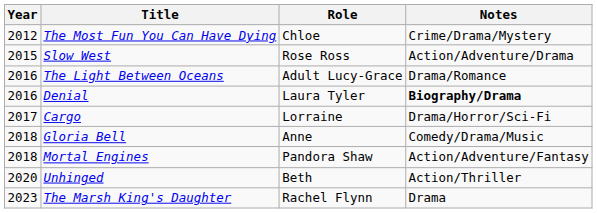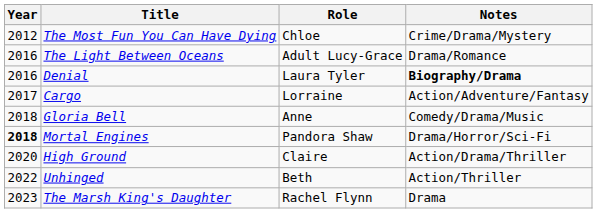- row: (77, 55)
(480, 116) Drama/Horror/Sci-Fi -> (499, 96) Action/Adventure/Fantasy
(22, 157) normal -> (22, 137) bold
(499, 157) Action/Adventure/Fantasy -> (480, 137) Drama/Horror/Sci-Fi
+ row: (85, 157)
(22, 177) 2020 -> (22, 177) 2022
